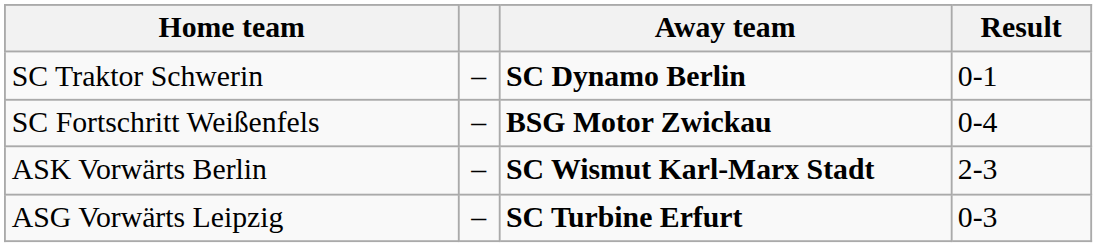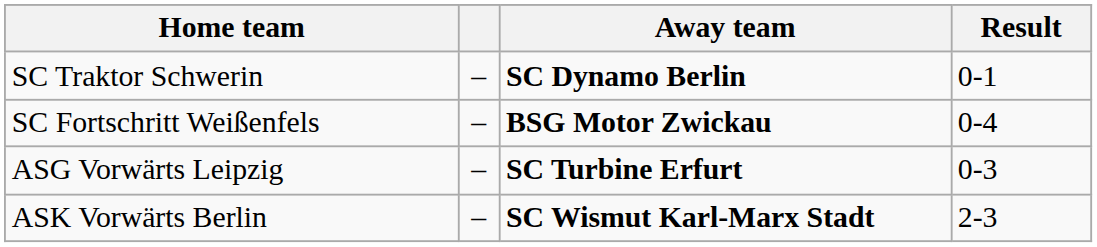rows swapped: (148, 216) <-> (139, 169)
